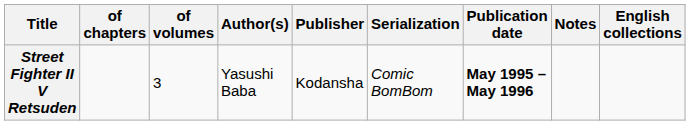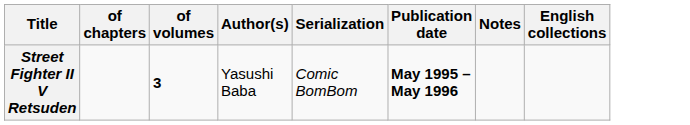- column: (330, 24)
(157, 82) normal -> (157, 82) bold
